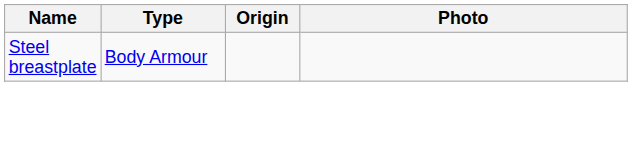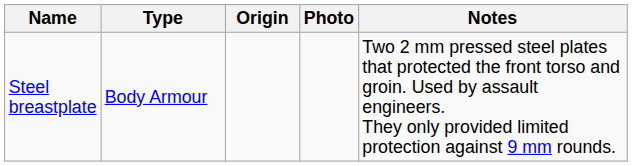+ column: (493, 18)
